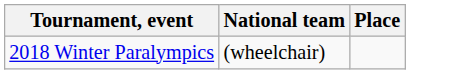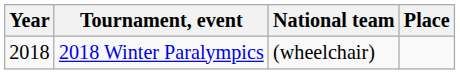+ column: (29, 20)
